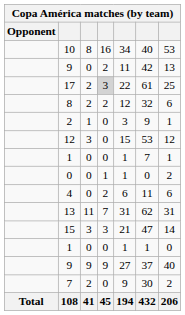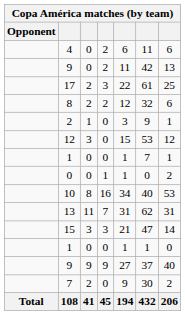rows swapped: (69, 49) <-> (69, 193)
(105, 85) lightgrey background -> (105, 85) no background
